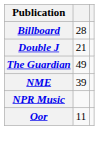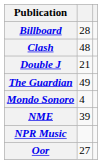+ row: (41, 47)
+ row: (41, 99)
(81, 116) 11 -> (85, 151) 27
